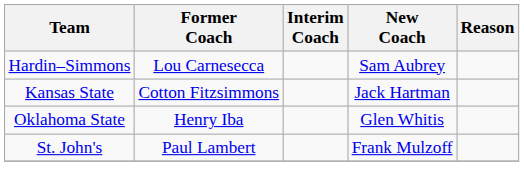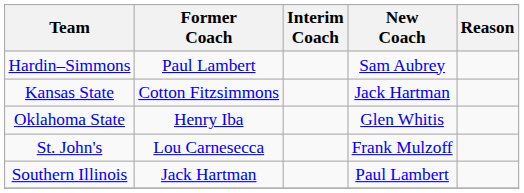(209, 65) Lou Carnesecca -> (209, 65) Paul Lambert
(209, 147) Paul Lambert -> (209, 147) Lou Carnesecca
+ row: (69, 174)
